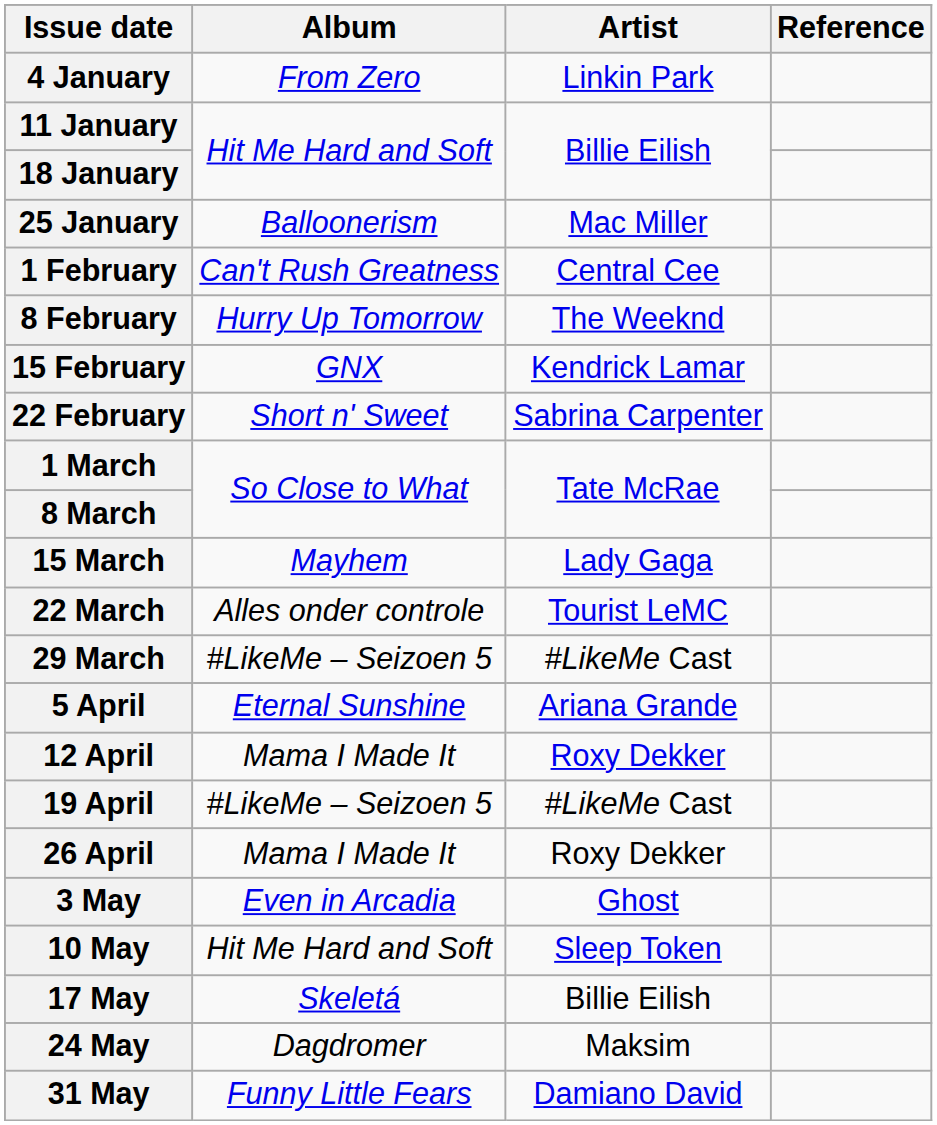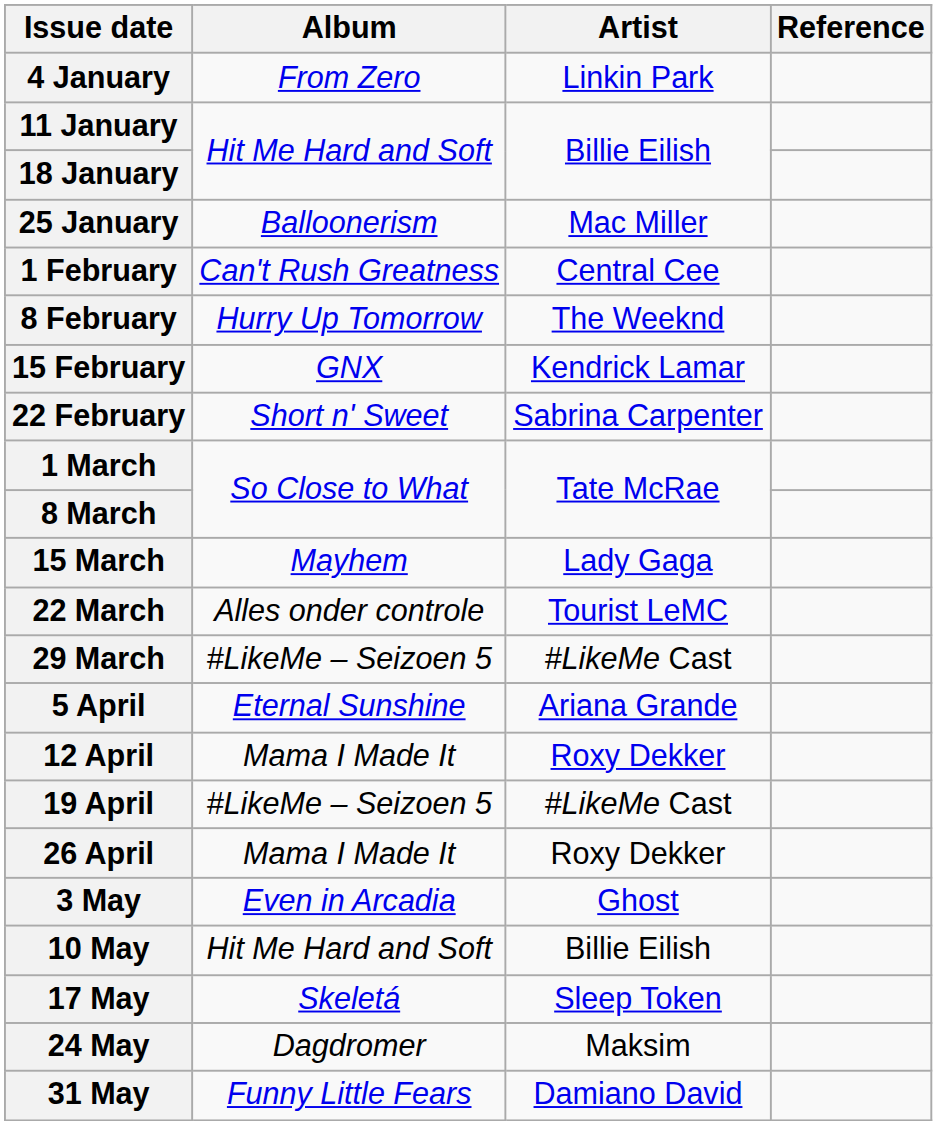(638, 949) Sleep Token -> (638, 949) Billie Eilish
(638, 998) Billie Eilish -> (638, 998) Sleep Token
